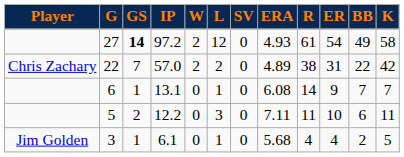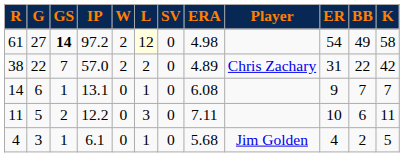columns swapped: (52, 16) <-> (308, 16)
(219, 41) no background -> (146, 41) lightyellow background
(277, 41) 4.93 -> (204, 41) 4.98
